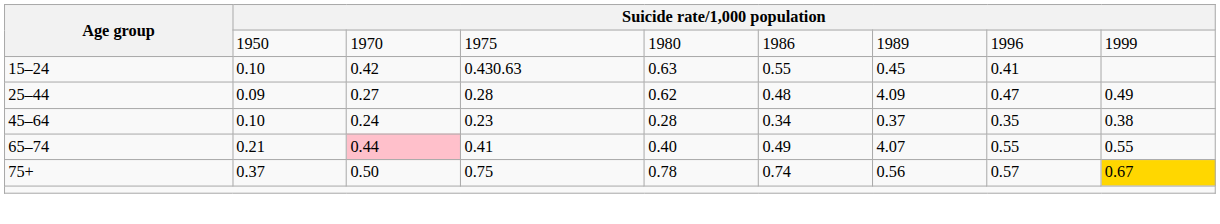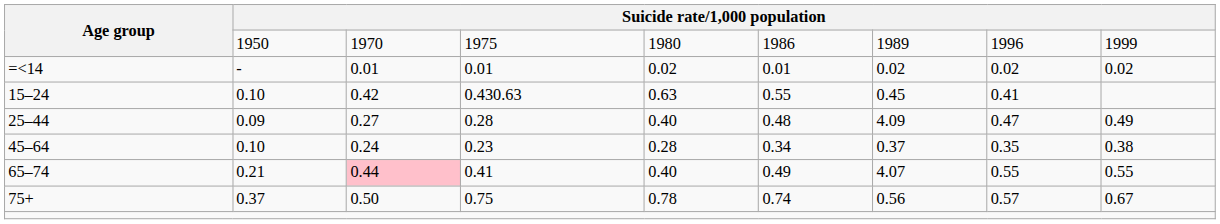+ row: (26, 69)
(663, 95) 0.62 -> (663, 120) 0.40
(1119, 172) gold background -> (1119, 198) no background
